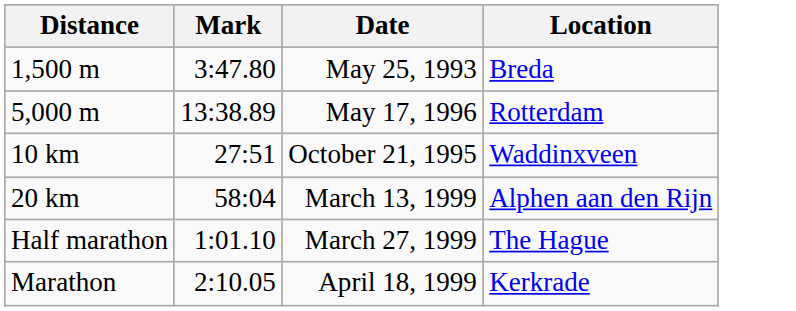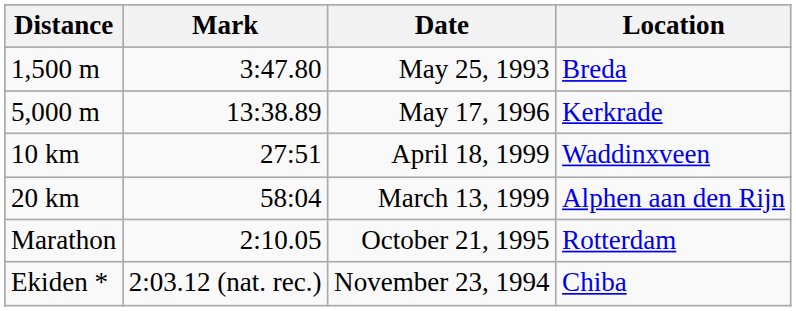(546, 111) Rotterdam -> (612, 111) Kerkrade
(383, 154) October 21, 1995 -> (470, 154) April 18, 1999
- row: (90, 240)
(398, 283) April 18, 1999 -> (455, 240) October 21, 1995
(540, 283) Kerkrade -> (619, 240) Rotterdam
+ row: (60, 283)
